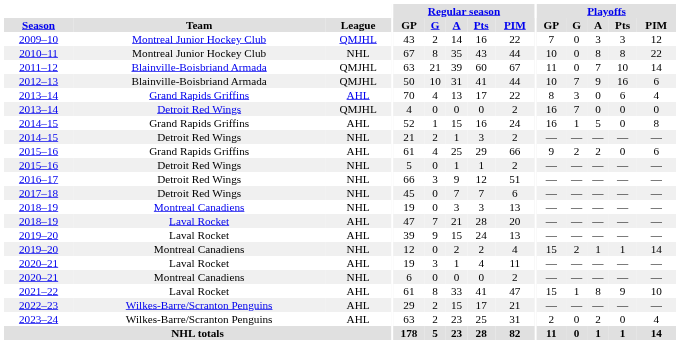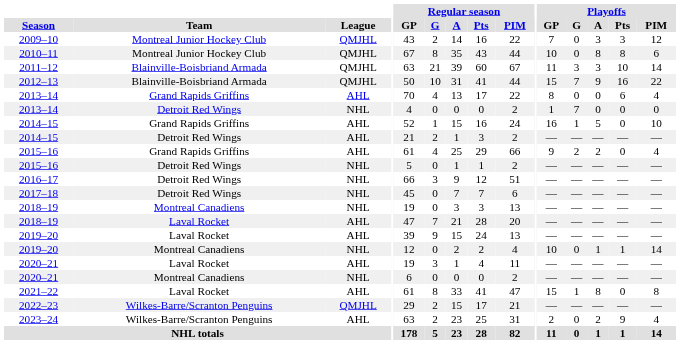(358, 53) NHL -> (358, 53) QMJHL
(656, 53) 22 -> (656, 53) 6
(577, 67) 0 -> (577, 67) 3
(598, 67) 7 -> (598, 67) 3
(551, 81) 10 -> (551, 81) 15
(656, 81) 6 -> (656, 81) 22
(577, 95) 3 -> (577, 95) 0
(358, 109) QMJHL -> (358, 109) NHL
(551, 109) 16 -> (551, 109) 1
(656, 123) 8 -> (656, 123) 10
(358, 137) NHL -> (358, 137) AHL
(656, 151) 6 -> (656, 151) 4
(551, 249) 15 -> (551, 249) 10
(577, 249) 2 -> (577, 249) 0
(623, 291) 9 -> (623, 291) 0
(656, 291) 10 -> (656, 291) 8
(358, 305) AHL -> (358, 305) QMJHL
(623, 319) 0 -> (623, 319) 9
